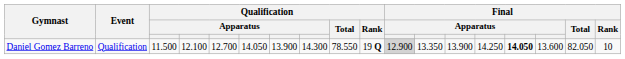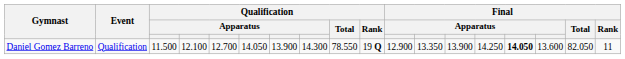(400, 46) lightgrey background -> (400, 46) no background
(608, 46) 10 -> (608, 46) 11
